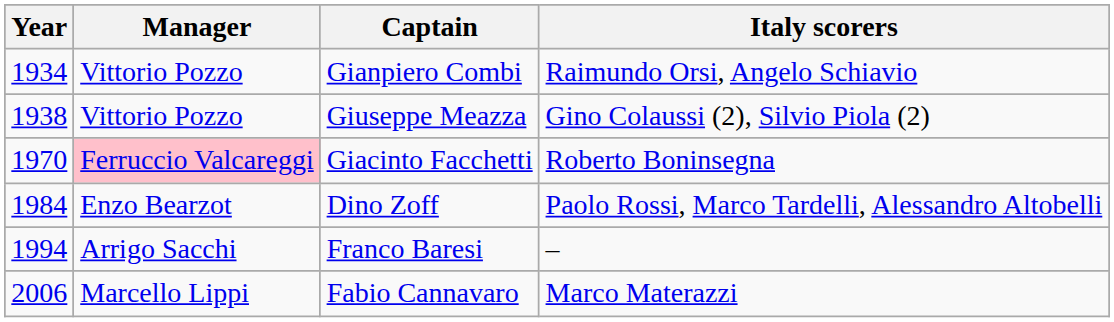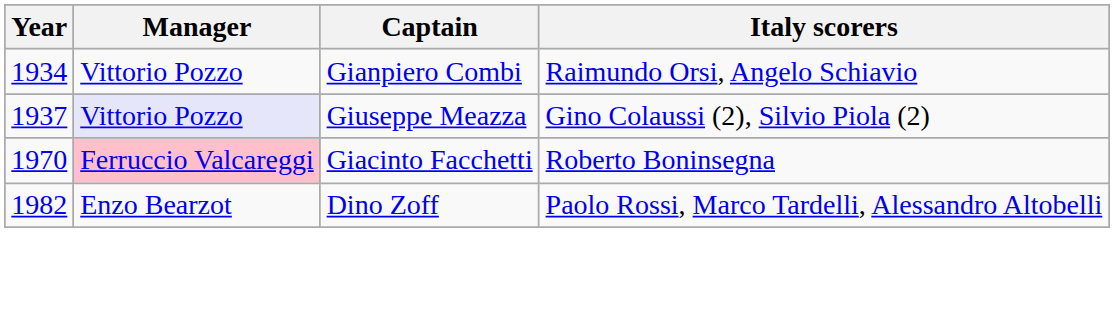(39, 115) 1938 -> (39, 115) 1937
(161, 115) no background -> (161, 115) lavender background
(39, 204) 1984 -> (39, 204) 1982
- row: (405, 248)
- row: (423, 293)
